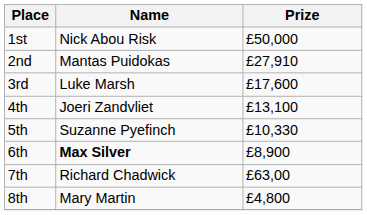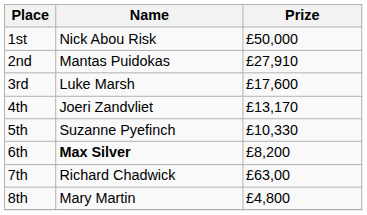(272, 107) £13,100 -> (272, 107) £13,170
(268, 152) £8,900 -> (268, 152) £8,200
